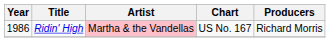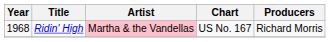(18, 28) 1986 -> (18, 28) 1968
